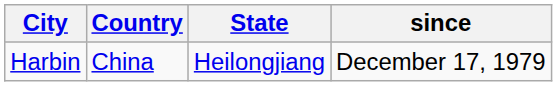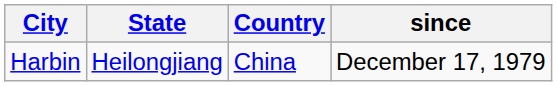columns swapped: (137, 23) <-> (259, 23)
